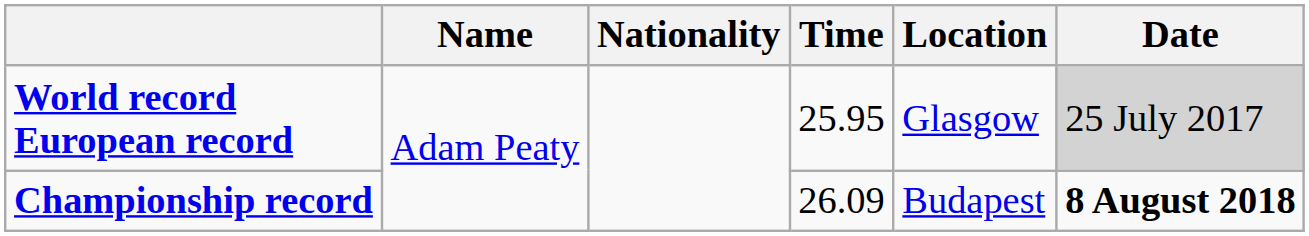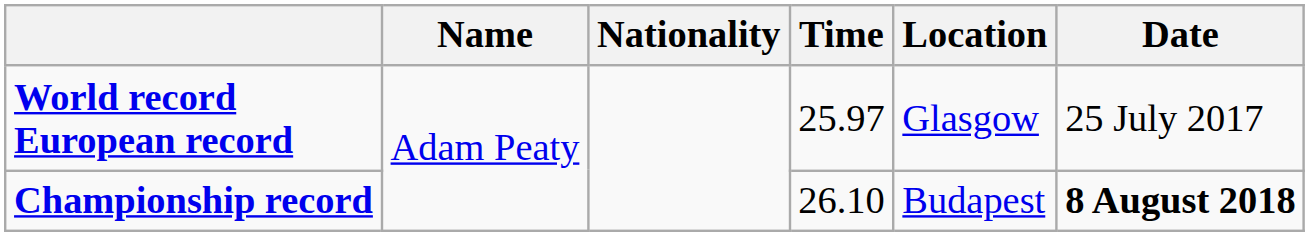(841, 117) 25.95 -> (841, 117) 25.97
(1164, 117) lightgrey background -> (1164, 117) no background
(841, 199) 26.09 -> (841, 199) 26.10
